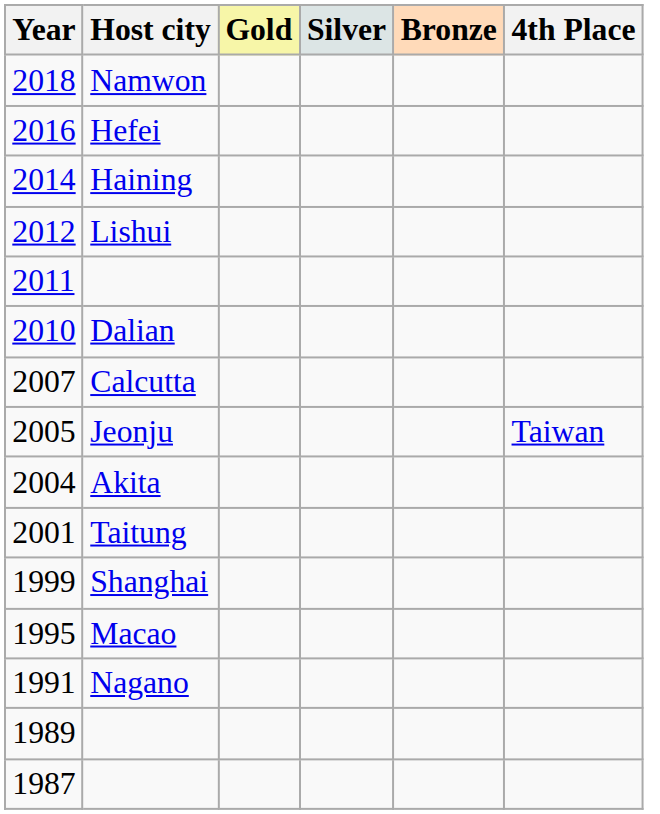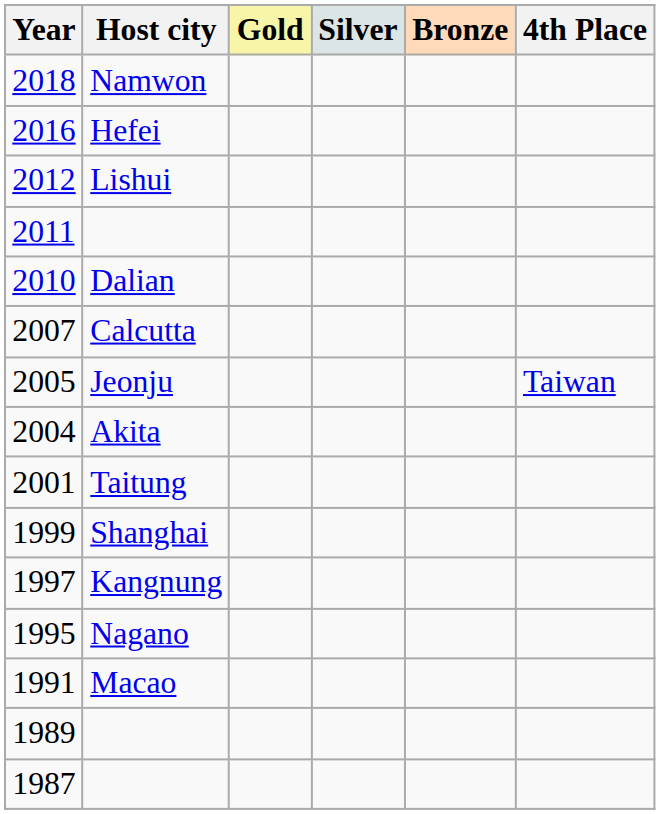- row: (44, 180)
+ row: (44, 582)
(133, 632) Macao -> (140, 632) Nagano
(140, 682) Nagano -> (133, 682) Macao
